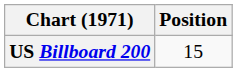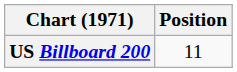(193, 51) 15 -> (193, 51) 11
